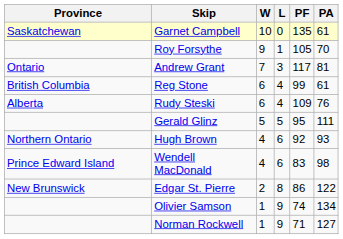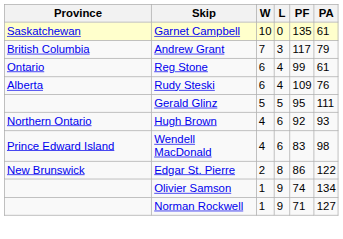- row: (188, 49)
(26, 67) Ontario -> (48, 49) British Columbia
(323, 67) 81 -> (323, 49) 79
(48, 85) British Columbia -> (26, 67) Ontario
